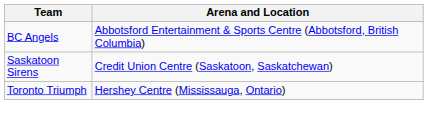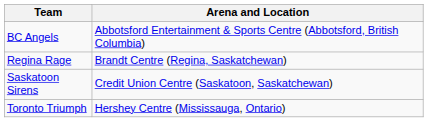+ row: (39, 60)
